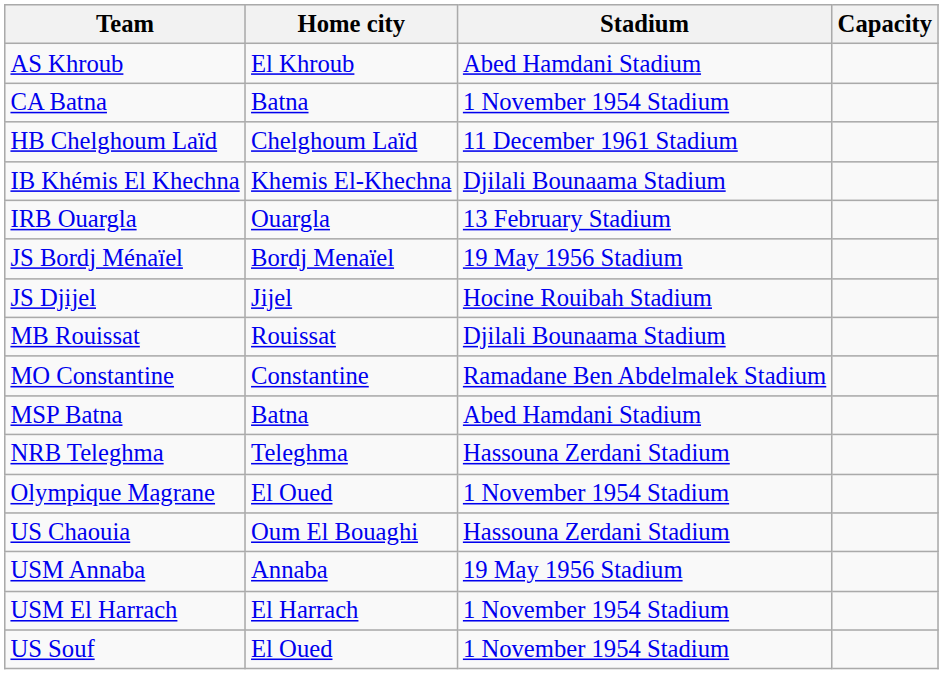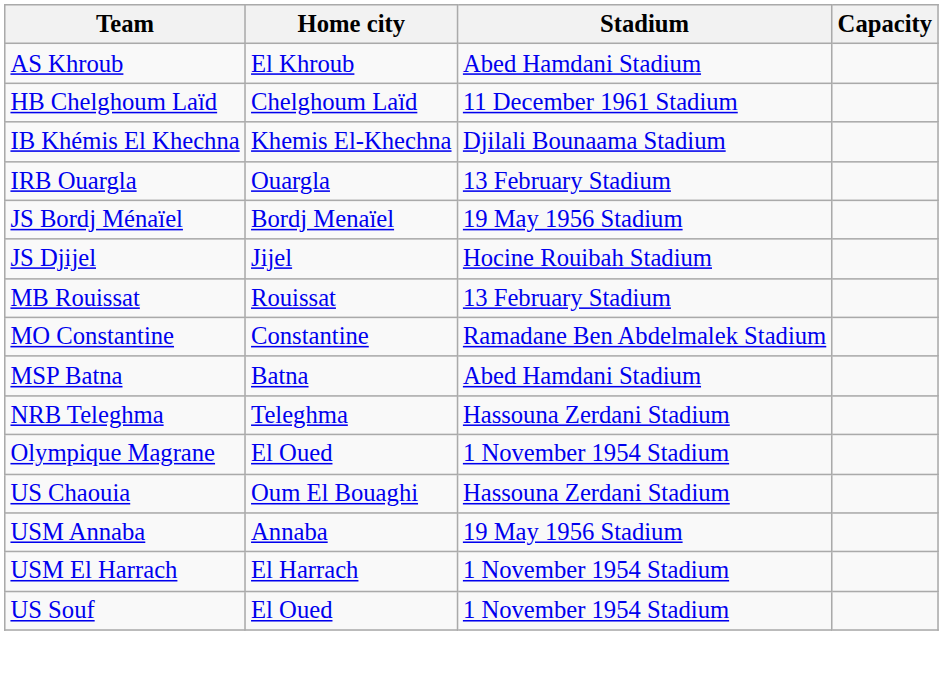- row: (59, 102)
(594, 336) Djilali Bounaama Stadium -> (567, 297) 13 February Stadium
